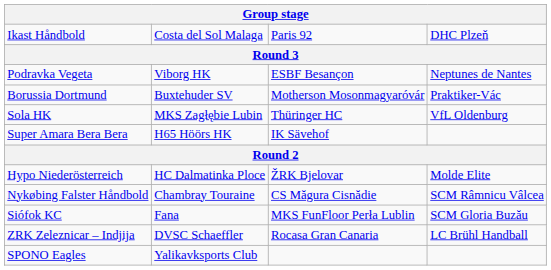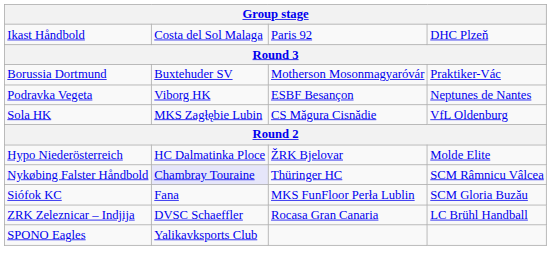rows swapped: (50, 74) <-> (57, 94)
(307, 114) Thüringer HC -> (324, 114) CS Măgura Cisnădie
- row: (68, 134)
(204, 194) no background -> (204, 174) lavender background
(324, 194) CS Măgura Cisnădie -> (307, 174) Thüringer HC
